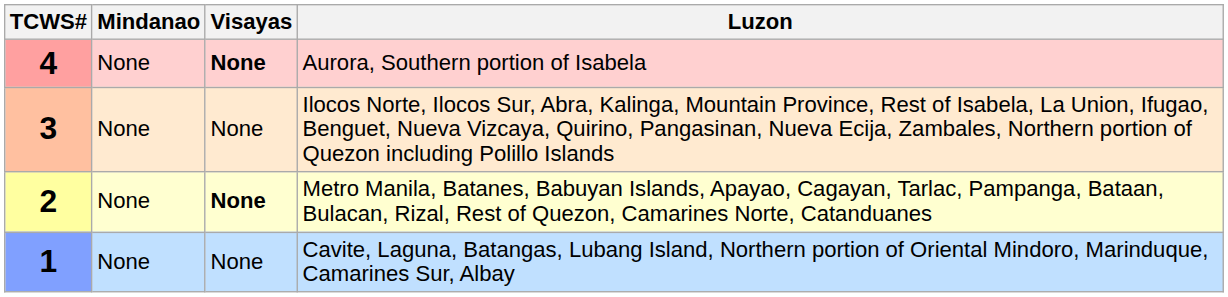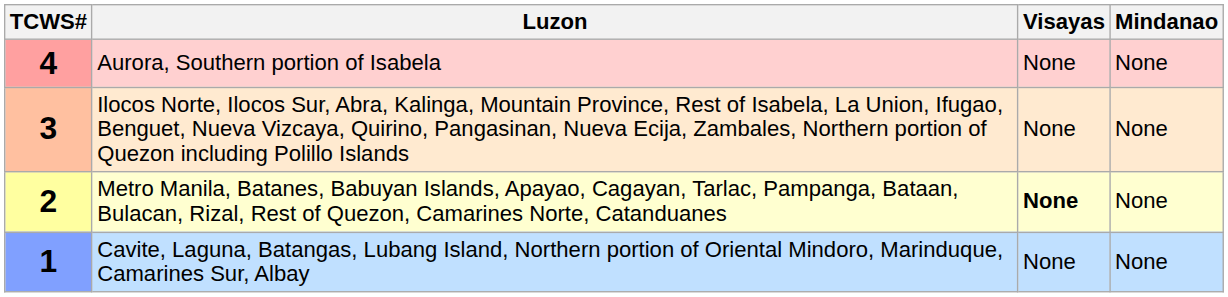columns swapped: (760, 22) <-> (149, 22)
(238, 63) bold -> (1049, 63) normal
